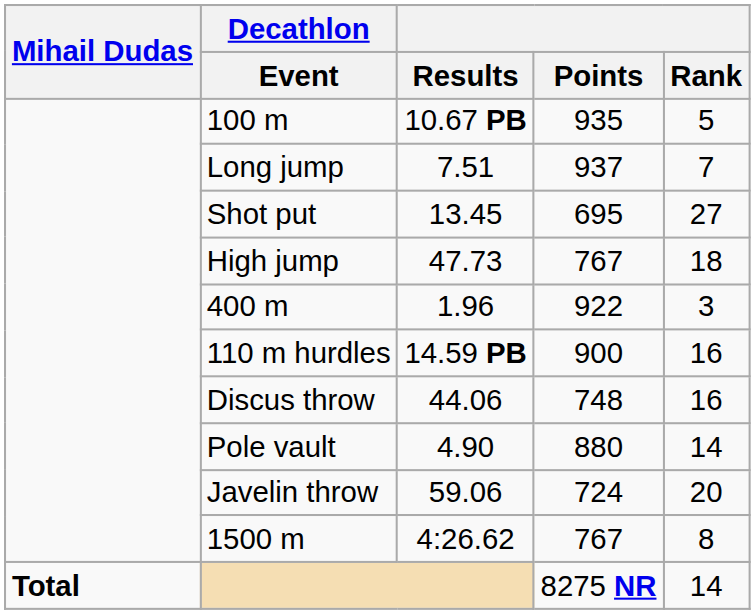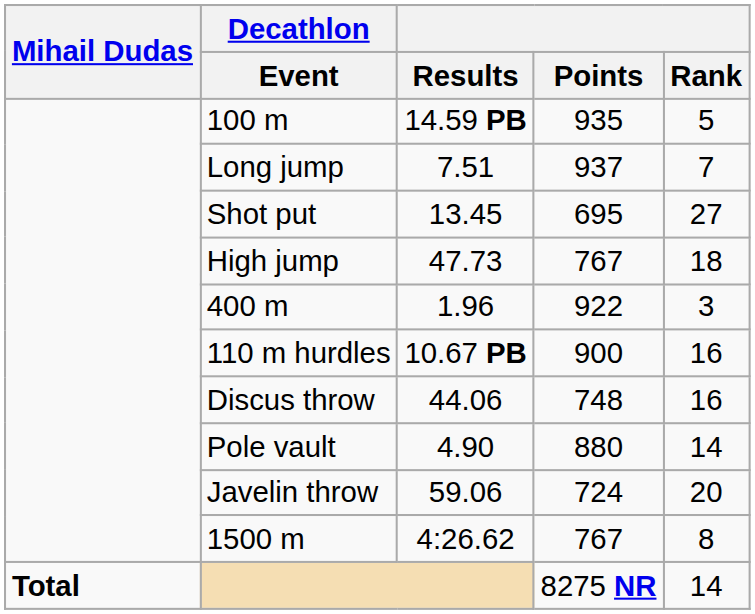(466, 121) 10.67 PB -> (466, 121) 14.59 PB
(466, 353) 14.59 PB -> (466, 353) 10.67 PB
